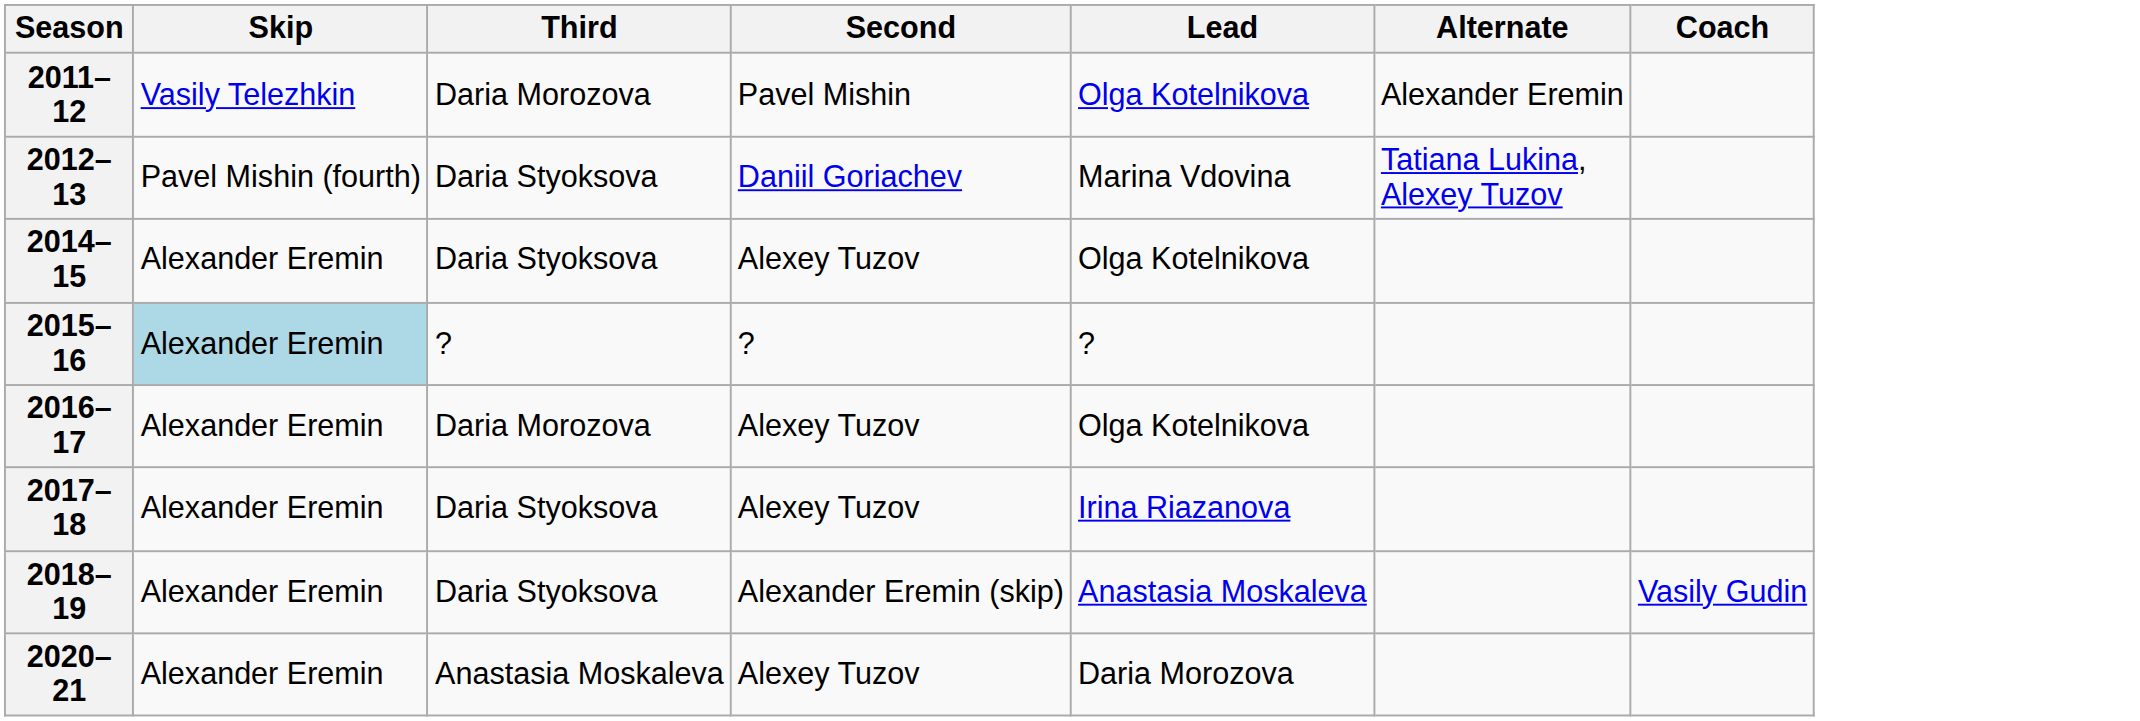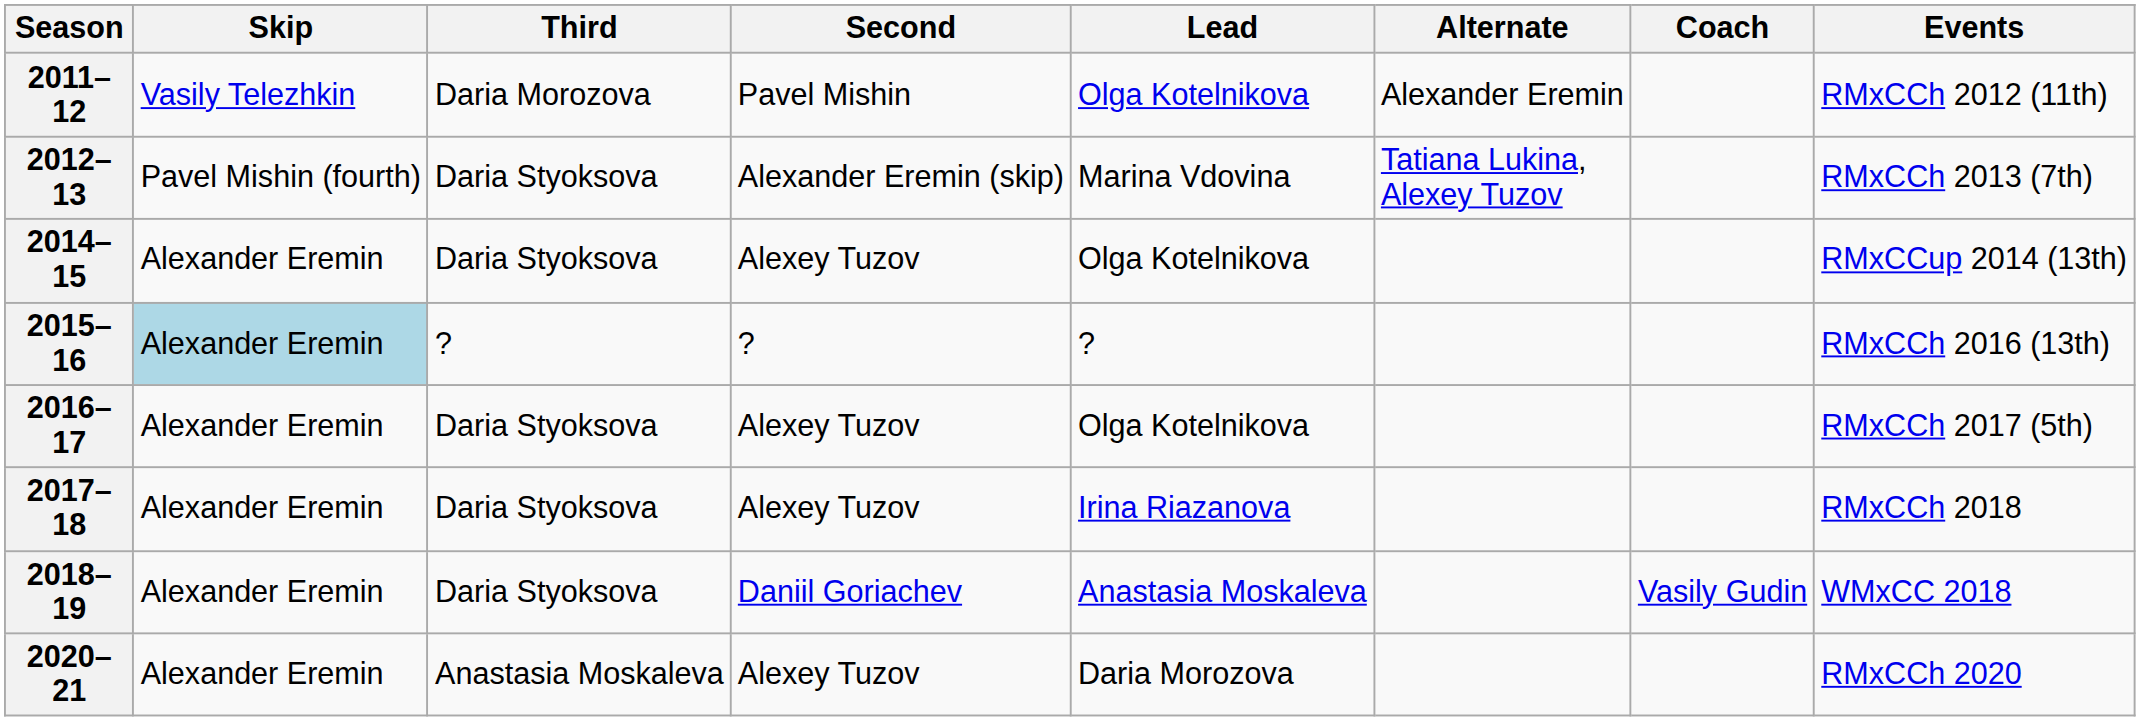+ column: (1974, 28)
(850, 177) Daniil Goriachev -> (901, 177) Alexander Eremin (skip)
(543, 425) Daria Morozova -> (546, 425) Daria Styoksova
(901, 591) Alexander Eremin (skip) -> (850, 591) Daniil Goriachev
